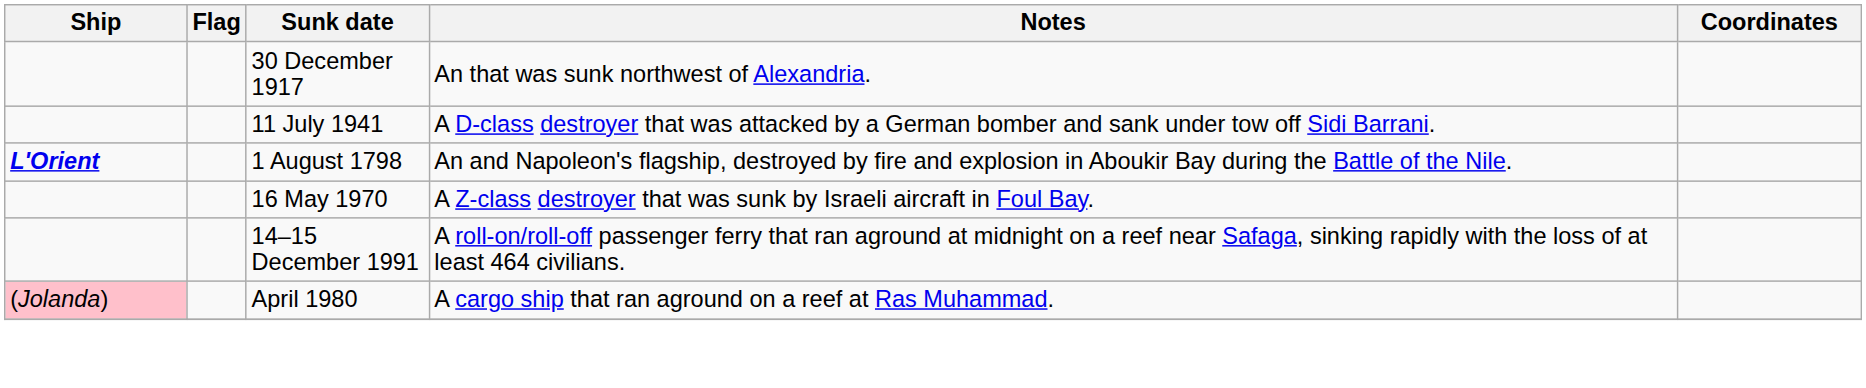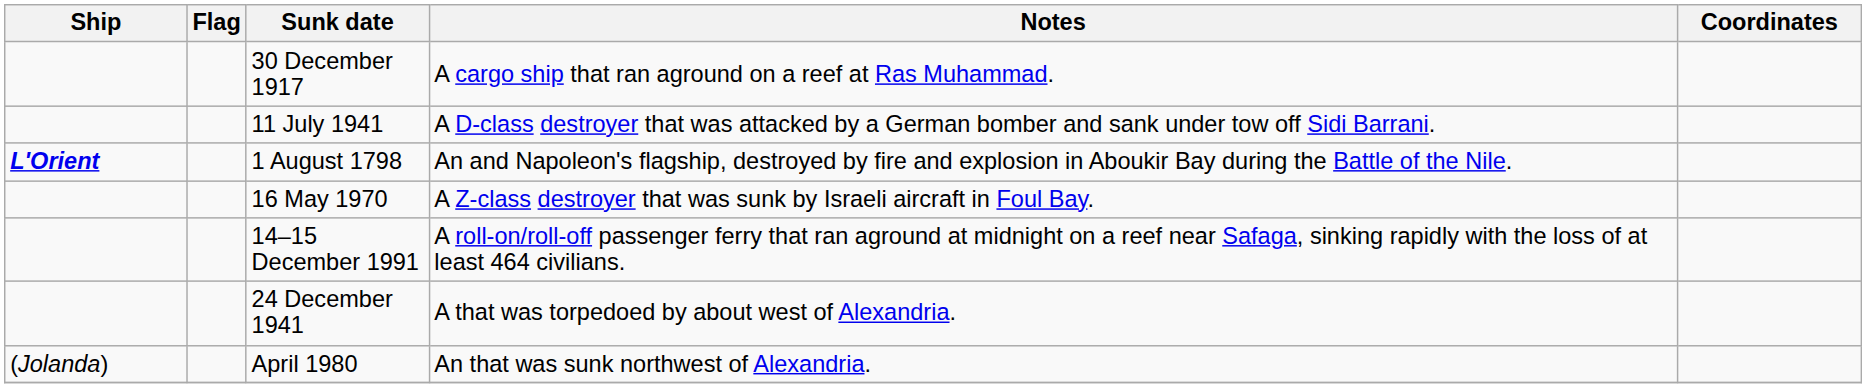(653, 73) An that was sunk northwest of Alexandria. -> (744, 73) A cargo ship that ran aground on a reef at Ras Muhammad.
+ row: (322, 313)
(59, 299) pink background -> (59, 363) no background
(744, 299) A cargo ship that ran aground on a reef at Ras Muhammad. -> (653, 363) An that was sunk northwest of Alexandria.
